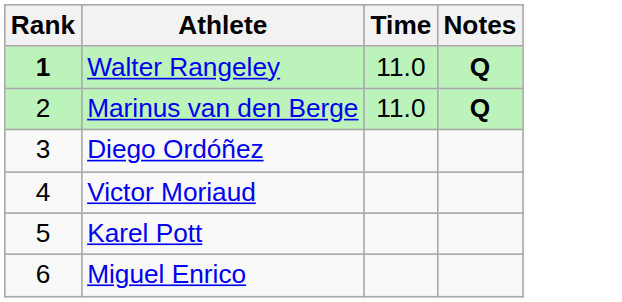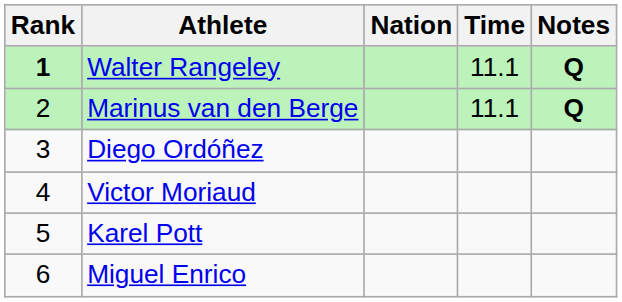+ column: (411, 25)
(401, 66) 11.0 -> (495, 66) 11.1
(401, 108) 11.0 -> (495, 108) 11.1
